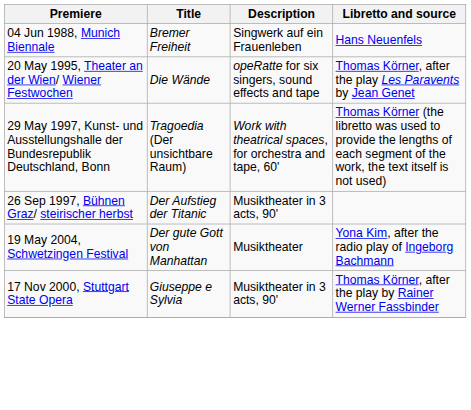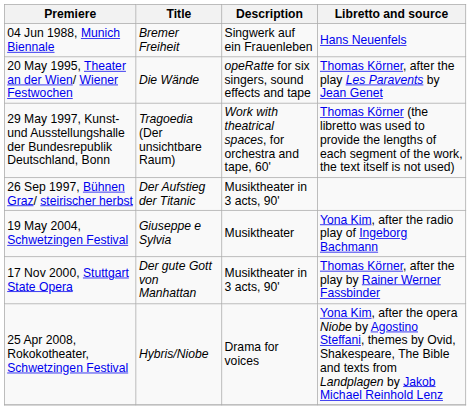(186, 247) Der gute Gott von Manhattan -> (170, 233) Giuseppe e Sylvia
(181, 294) Giuseppe e Sylvia -> (175, 280) Der gute Gott von Manhattan
+ row: (68, 354)
